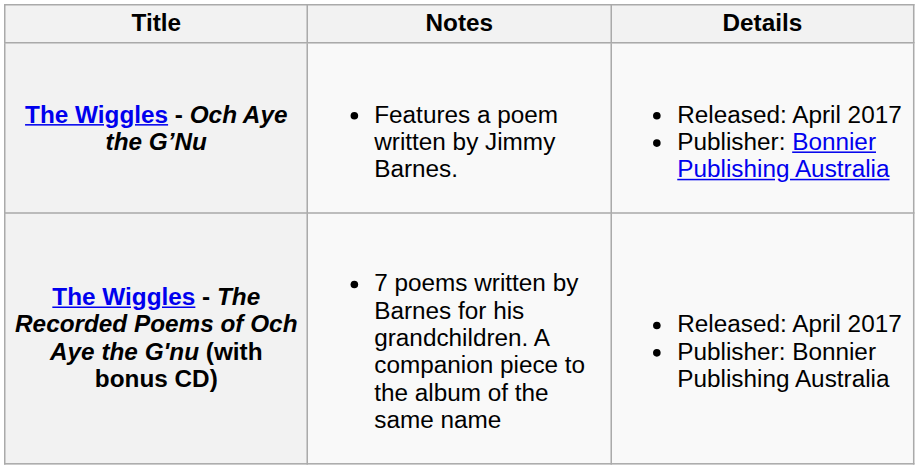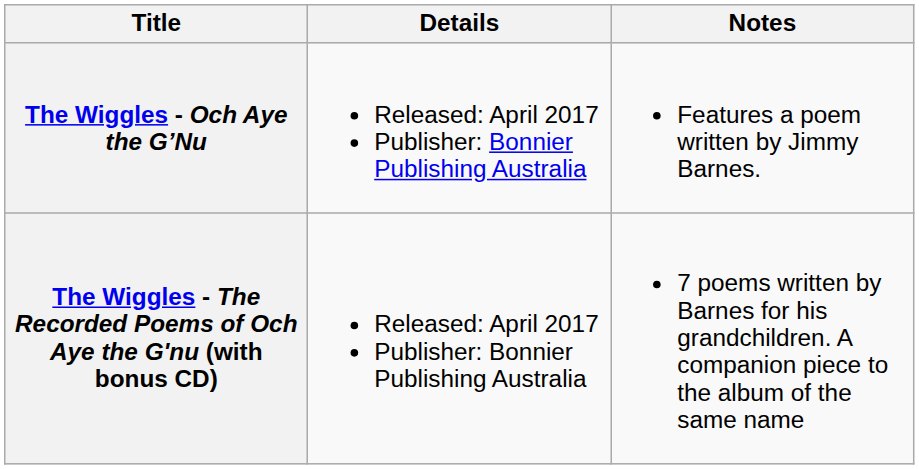columns swapped: (762, 23) <-> (459, 23)
